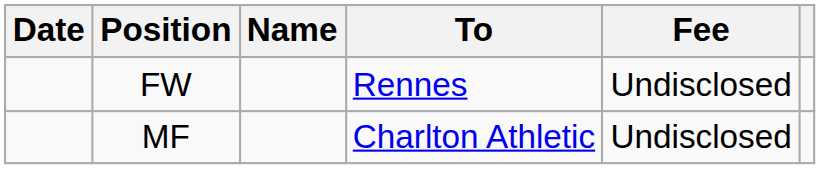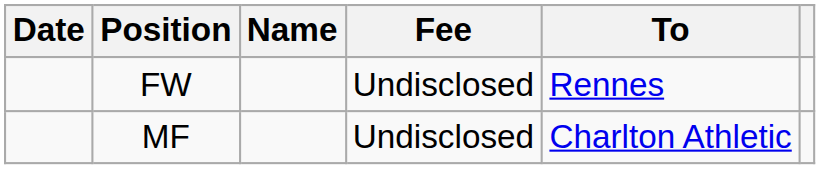columns swapped: (474, 30) <-> (701, 30)
